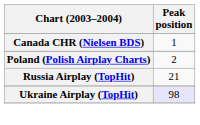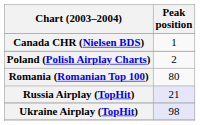+ row: (79, 77)
(174, 77) no background -> (174, 94) lavender background
